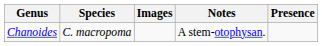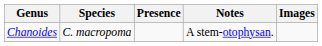columns swapped: (293, 13) <-> (155, 13)
